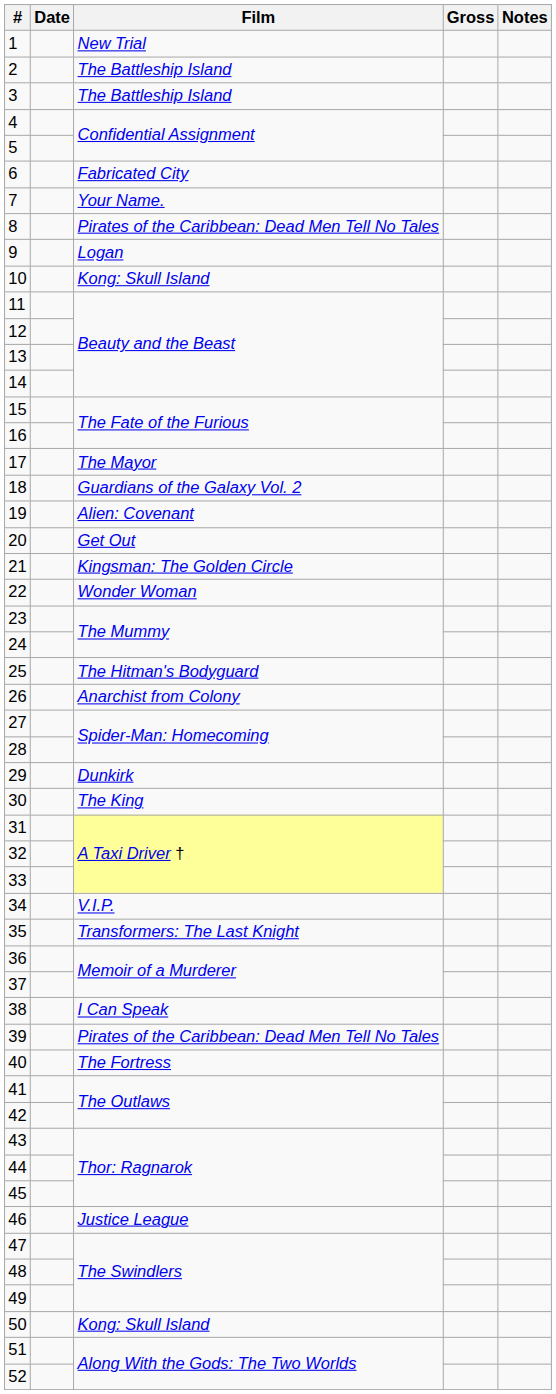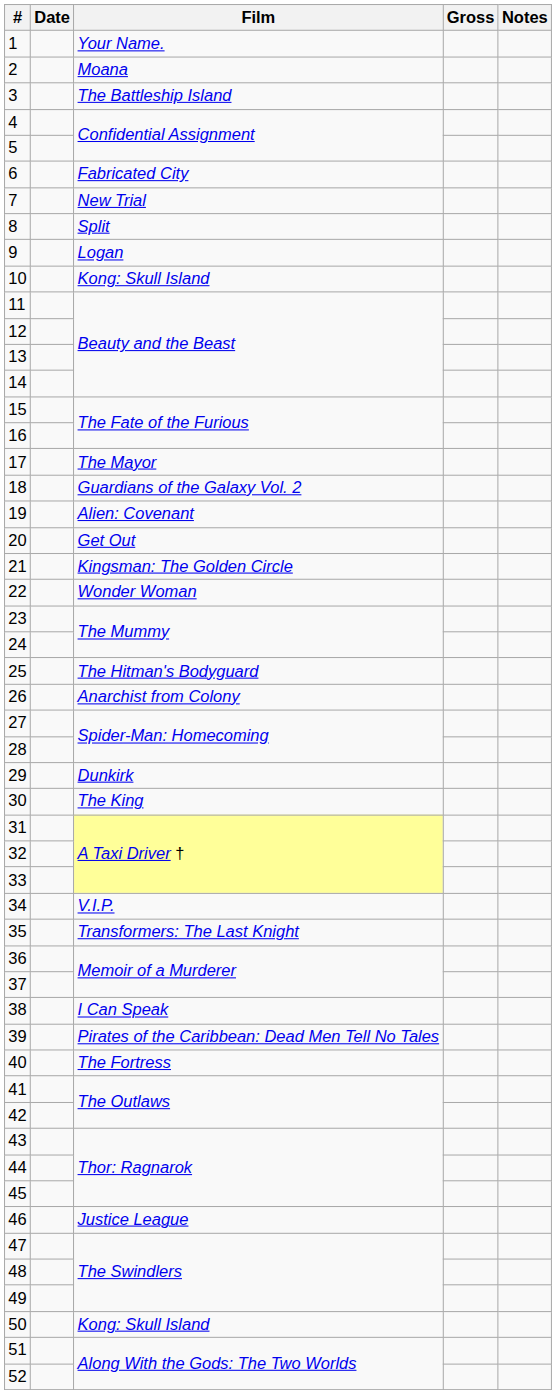(112, 43) New Trial -> (121, 43) Your Name.
(155, 69) The Battleship Island -> (103, 69) Moana
(121, 200) Your Name. -> (112, 200) New Trial
(258, 226) Pirates of the Caribbean: Dead Men Tell No Tales -> (94, 226) Split
